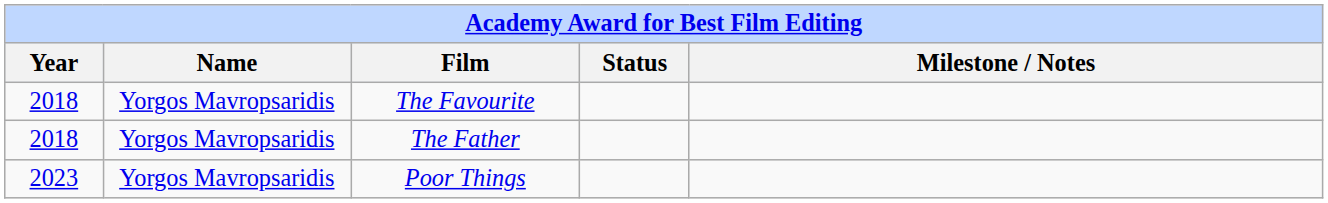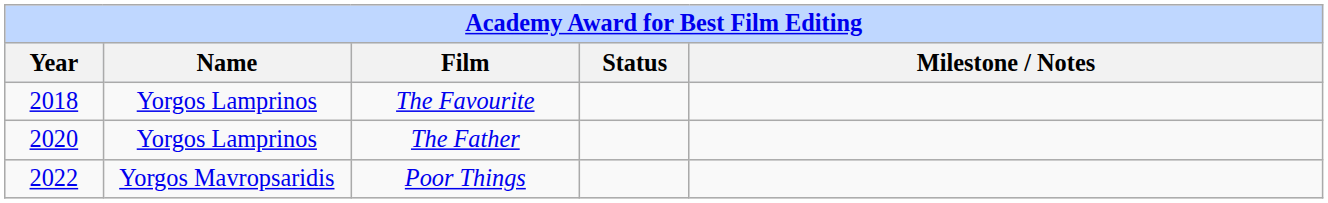(227, 100) Yorgos Mavropsaridis -> (227, 100) Yorgos Lamprinos
(54, 139) 2018 -> (54, 139) 2020
(227, 139) Yorgos Mavropsaridis -> (227, 139) Yorgos Lamprinos
(54, 178) 2023 -> (54, 178) 2022
